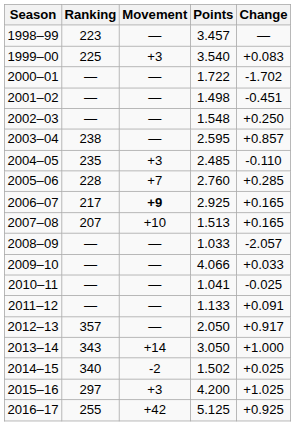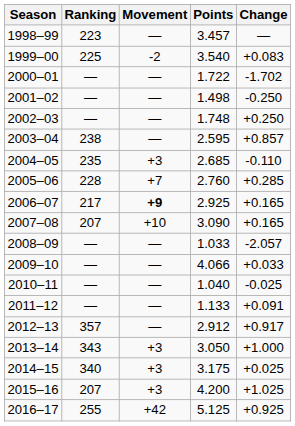(155, 56) +3 -> (155, 56) -2
(263, 98) -0.451 -> (263, 98) -0.250
(213, 118) 1.548 -> (213, 118) 1.748
(213, 160) 2.485 -> (213, 160) 2.685
(213, 222) 1.513 -> (213, 222) 3.090
(213, 285) 1.041 -> (213, 285) 1.040
(213, 327) 2.050 -> (213, 327) 2.912
(155, 347) +14 -> (155, 347) +3
(155, 368) -2 -> (155, 368) +3
(213, 368) 1.502 -> (213, 368) 3.175
(90, 389) 297 -> (90, 389) 207
